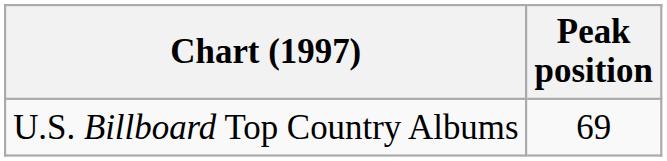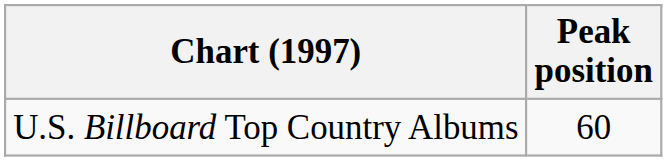(594, 126) 69 -> (594, 126) 60
